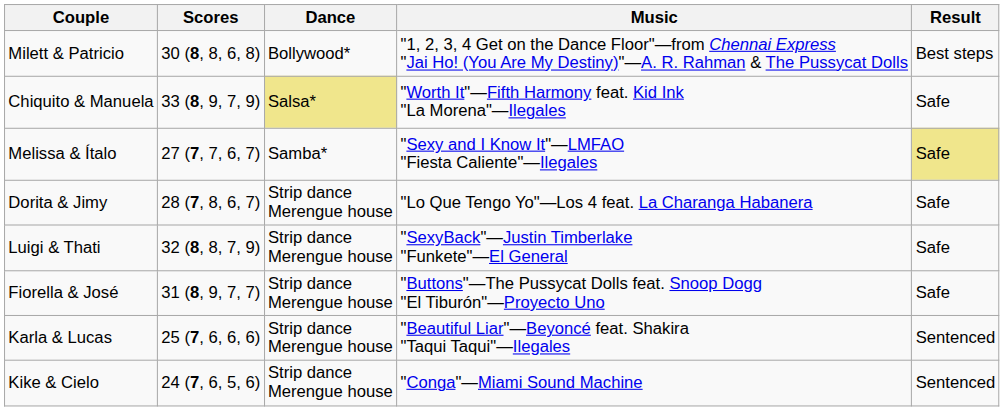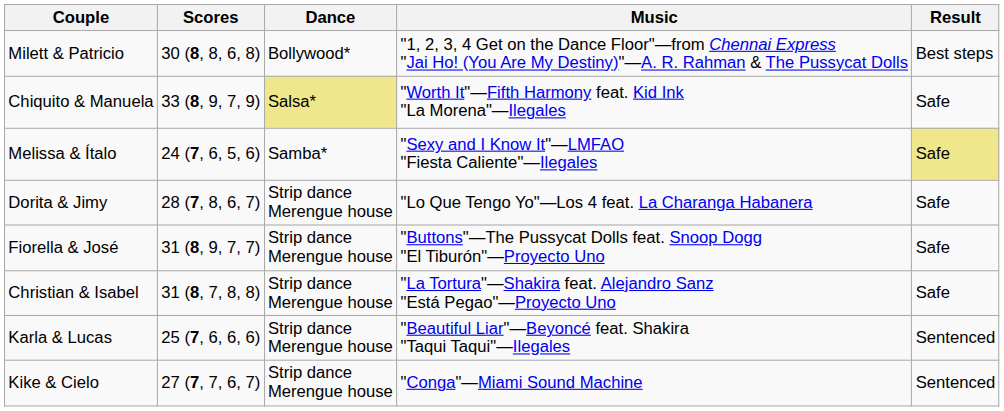(211, 153) 27 (7, 7, 6, 7) -> (211, 153) 24 (7, 6, 5, 6)
- row: (54, 247)
+ row: (74, 292)
(211, 382) 24 (7, 6, 5, 6) -> (211, 382) 27 (7, 7, 6, 7)
